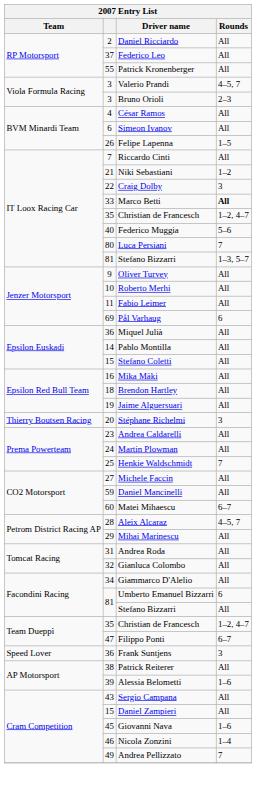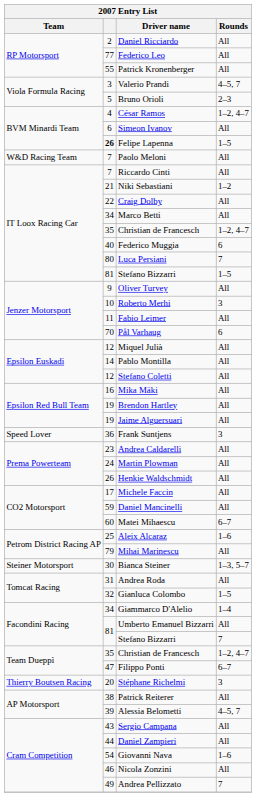(110, 55) 37 -> (110, 55) 77
(110, 98) 3 -> (110, 98) 5
(224, 113) All -> (233, 113) 1–2, 4–7
(110, 142) normal -> (110, 142) bold
+ row: (42, 157)
(220, 186) 3 -> (224, 200) All
(110, 200) 33 -> (110, 215) 34
(224, 200) bold -> (224, 215) normal
(225, 230) 5–6 -> (220, 244) 6
(233, 259) 1–3, 5–7 -> (225, 273) 1–5
(224, 288) All -> (220, 303) 3
(110, 317) 69 -> (110, 332) 70
(110, 332) 36 -> (110, 346) 12
(110, 361) 15 -> (110, 375) 12
(110, 390) 18 -> (110, 405) 19
rows swapped: (49, 419) <-> (29, 653)
(110, 463) 25 -> (110, 478) 26
(220, 463) 7 -> (224, 478) All
(110, 478) 27 -> (110, 492) 17
(110, 521) 28 -> (110, 536) 25
(229, 521) 4–5, 7 -> (225, 536) 1–6
(110, 536) 29 -> (110, 551) 79
+ row: (40, 565)
(224, 565) All -> (225, 594) 1–5
(224, 580) All -> (225, 609) 1–4
(220, 594) 6 -> (224, 623) All
(224, 609) All -> (220, 638) 7
(225, 682) 1–6 -> (229, 711) 4–5, 7
(110, 711) 15 -> (110, 740) 44
(110, 726) 45 -> (110, 755) 54
(225, 740) 1–4 -> (224, 769) All
